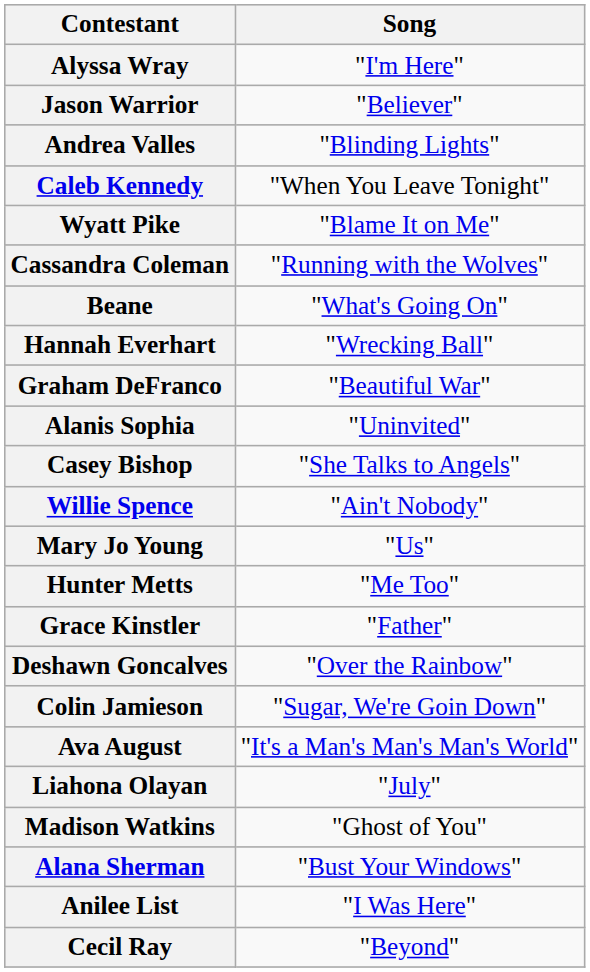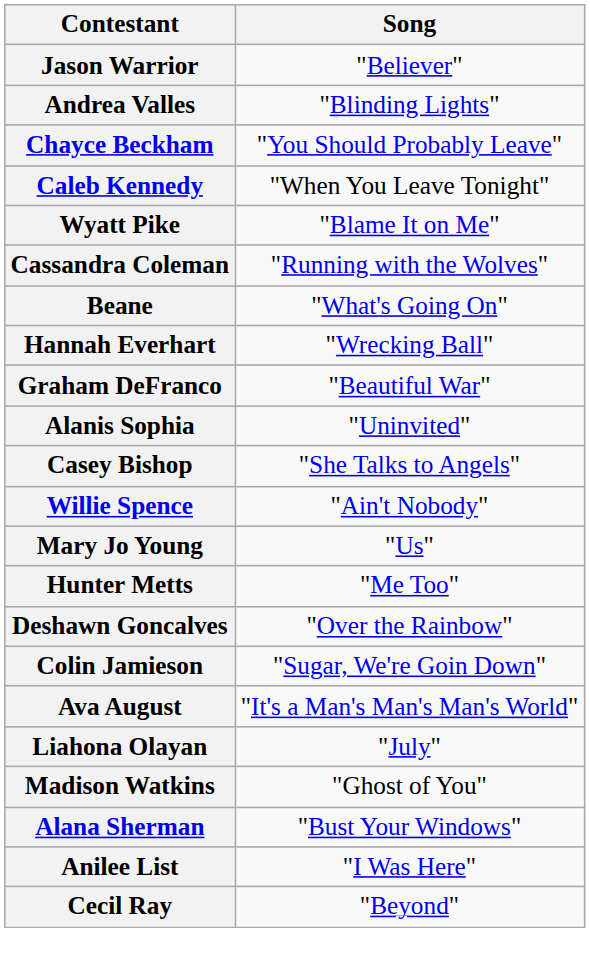- row: (120, 64)
+ row: (120, 144)
- row: (120, 625)
